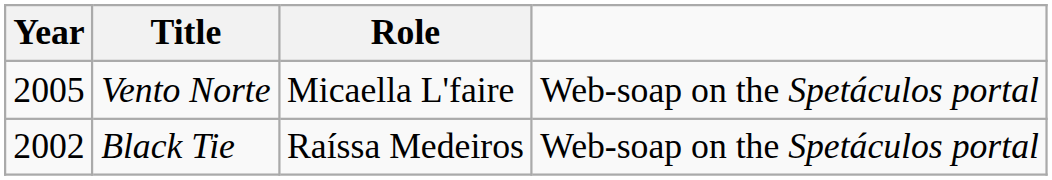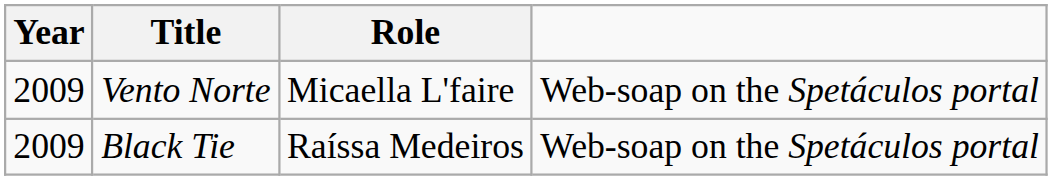(49, 89) 2005 -> (49, 89) 2009
(49, 145) 2002 -> (49, 145) 2009
